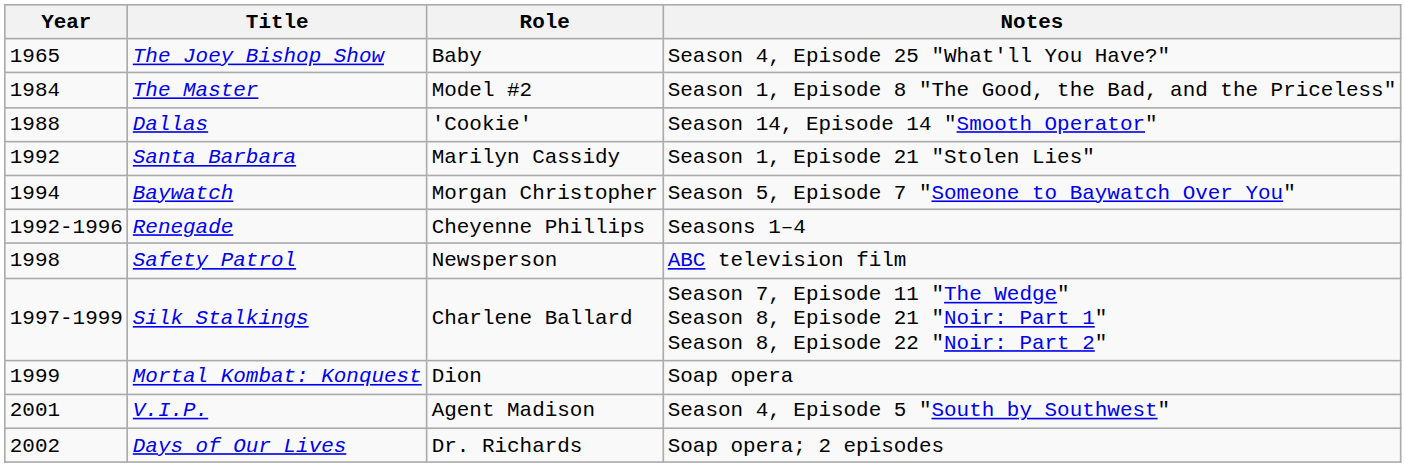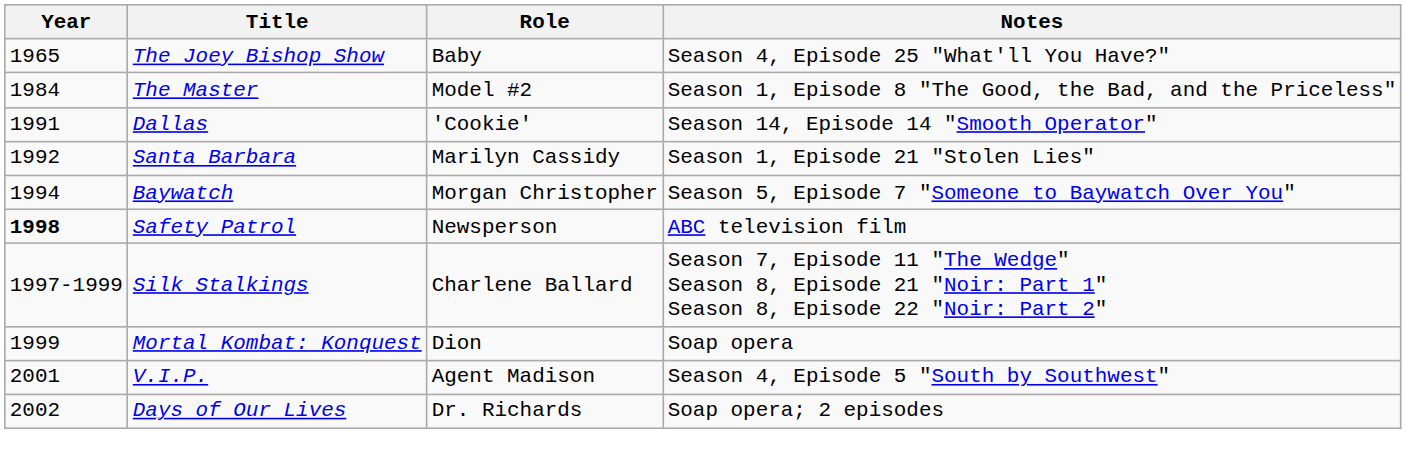(35, 124) 1988 -> (35, 124) 1991
- row: (183, 227)
(35, 261) normal -> (35, 227) bold
